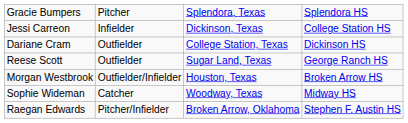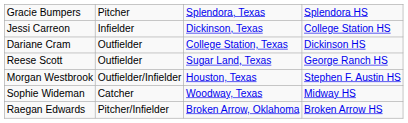(343, 77) Broken Arrow HS -> (352, 77) Stephen F. Austin HS
(352, 110) Stephen F. Austin HS -> (343, 110) Broken Arrow HS
